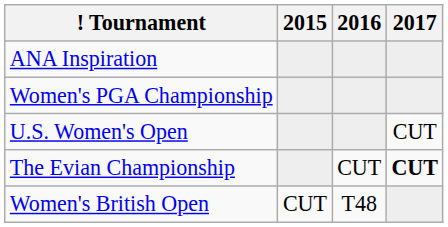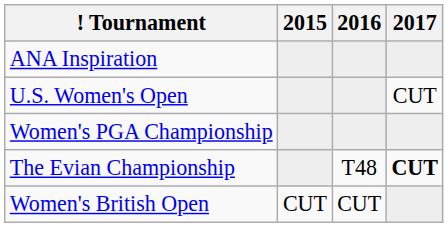rows swapped: (99, 131) <-> (141, 95)
(359, 168) CUT -> (359, 168) T48
(359, 204) T48 -> (359, 204) CUT
